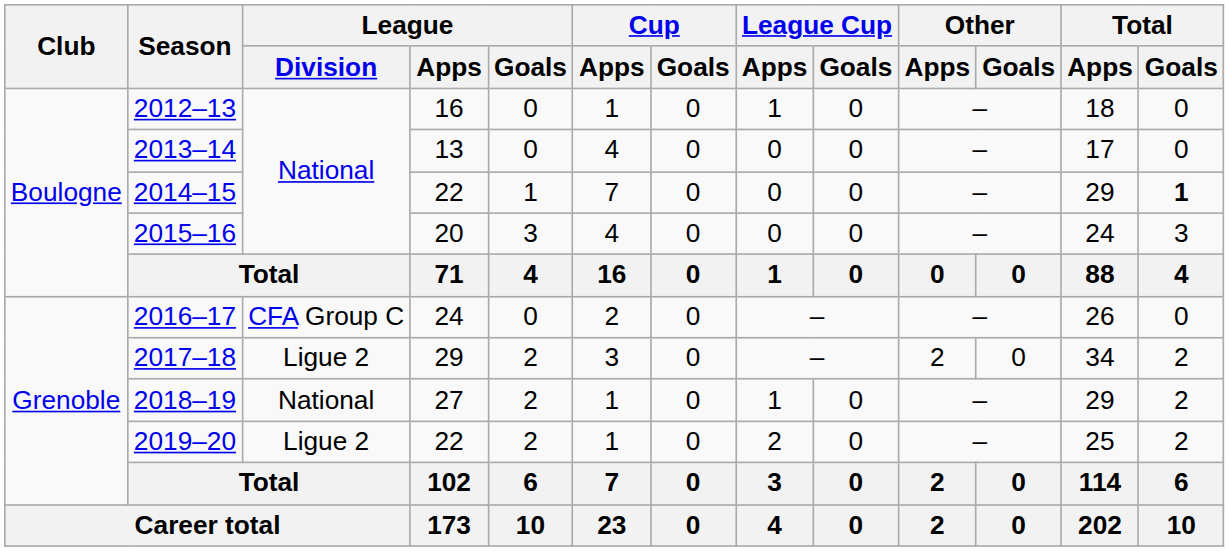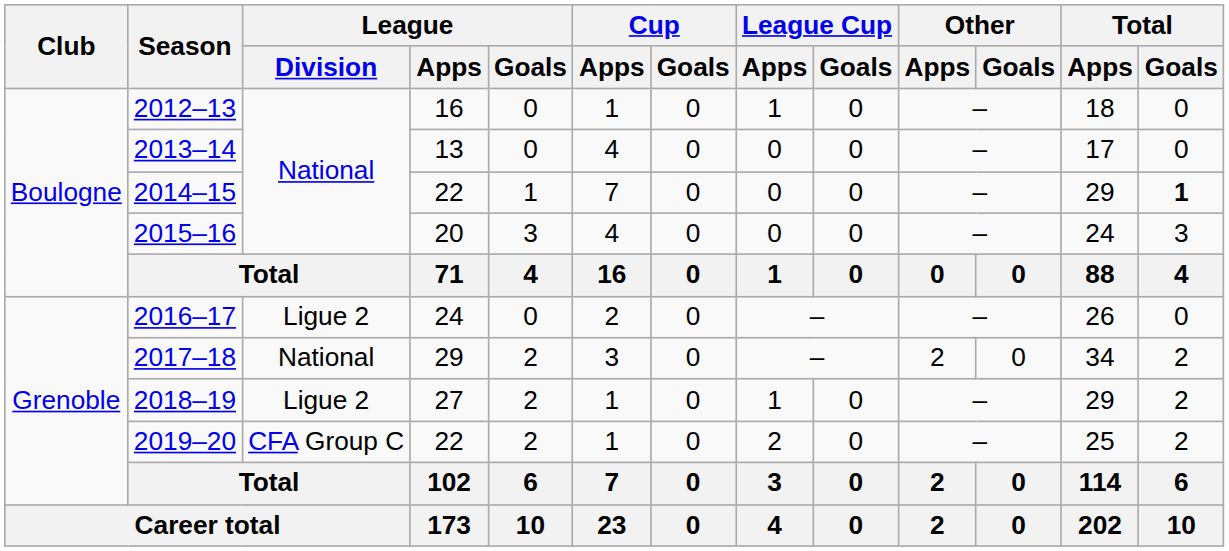(326, 316) CFA Group C -> (326, 316) Ligue 2
(326, 358) Ligue 2 -> (326, 358) National
(326, 399) National -> (326, 399) Ligue 2
(326, 441) Ligue 2 -> (326, 441) CFA Group C
